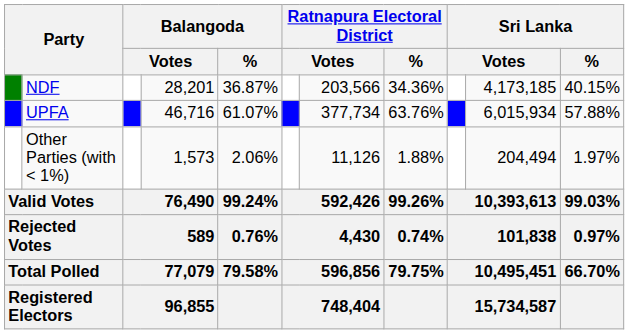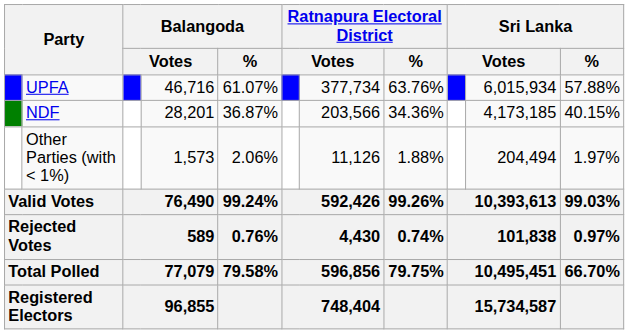rows swapped: (47, 113) <-> (43, 87)
